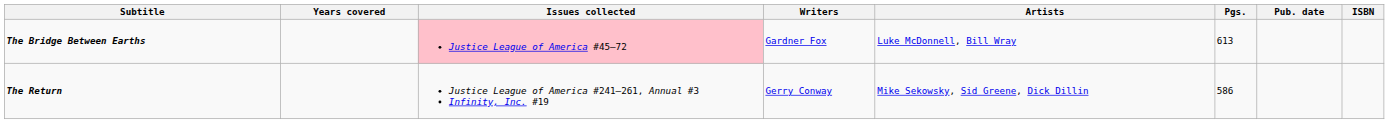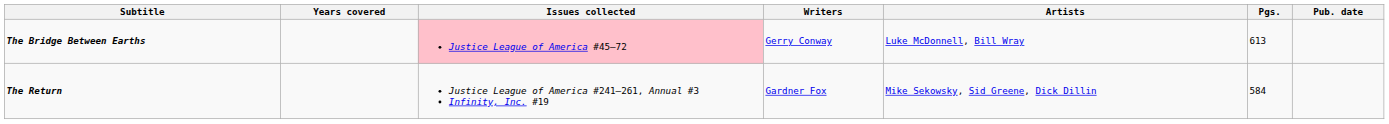- column: (1363, 12)
(796, 41) Gardner Fox -> (799, 41) Gerry Conway
(799, 91) Gerry Conway -> (796, 91) Gardner Fox
(1225, 91) 586 -> (1258, 91) 584
